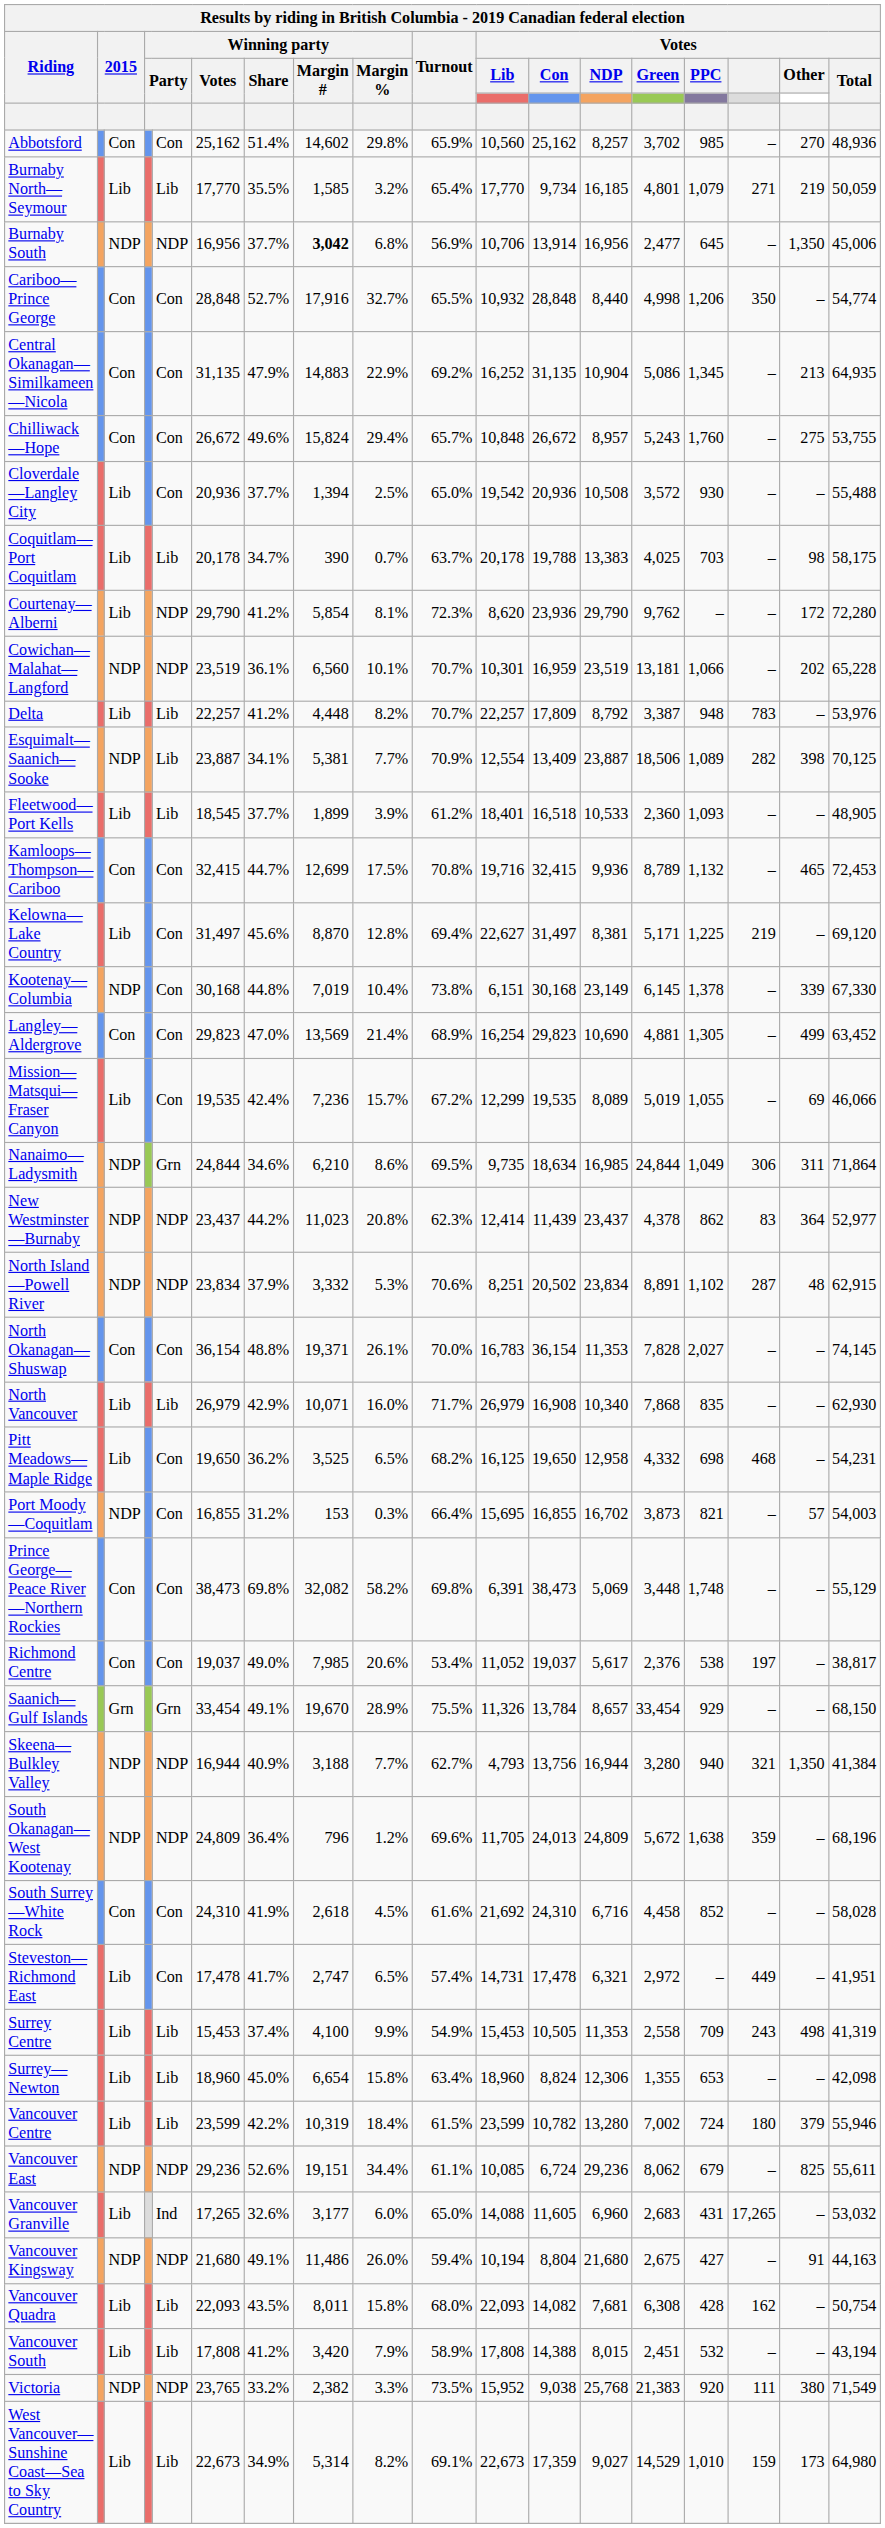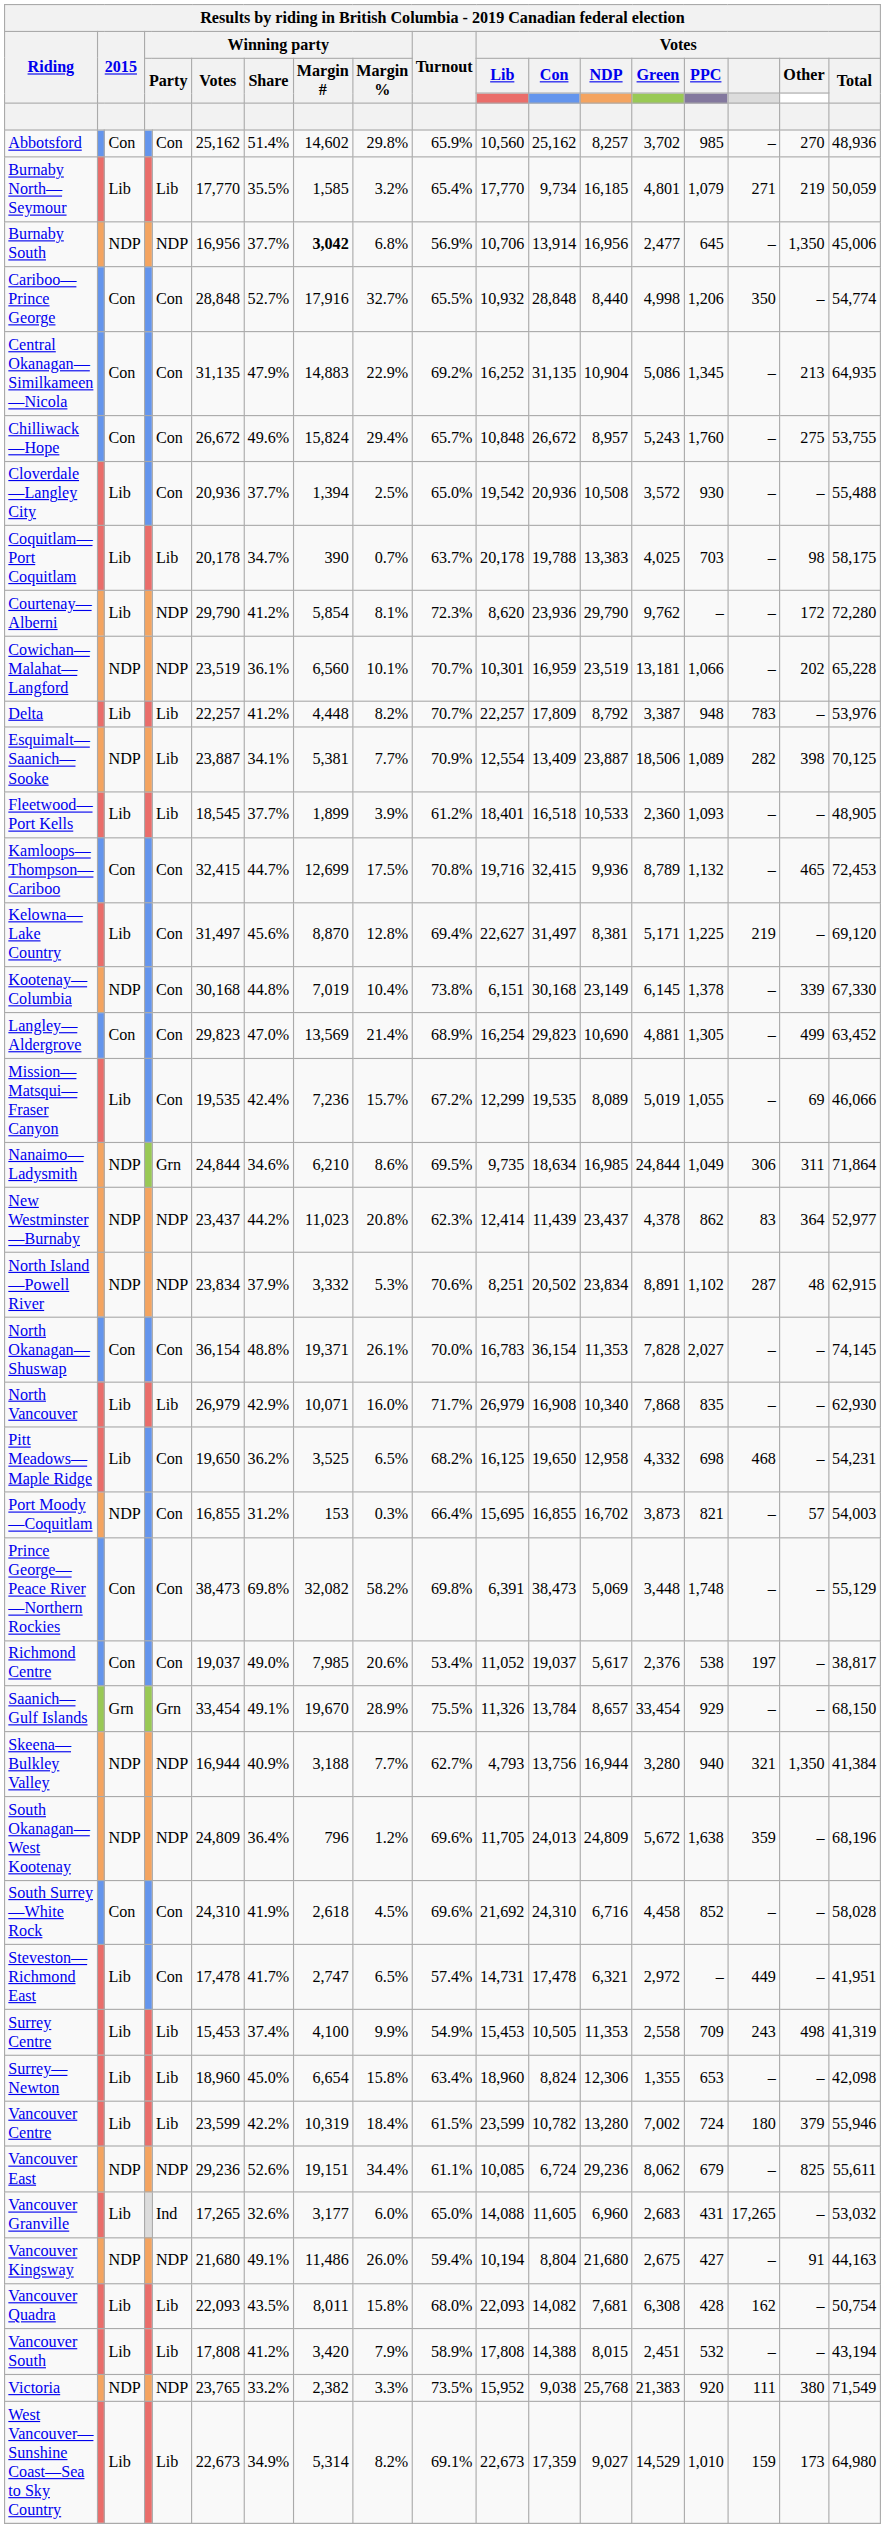(452, 1912) 61.6% -> (452, 1912) 69.6%
